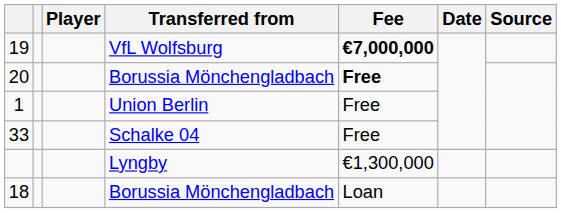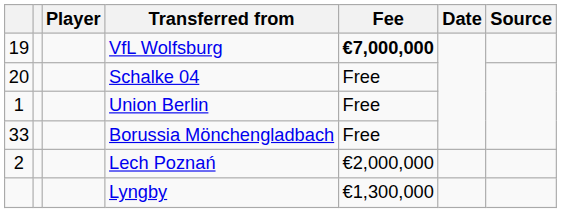(222, 76) Borussia Mönchengladbach -> (154, 76) Schalke 04
(362, 76) bold -> (361, 76) normal
(154, 134) Schalke 04 -> (222, 134) Borussia Mönchengladbach
+ row: (19, 163)
- row: (19, 192)
